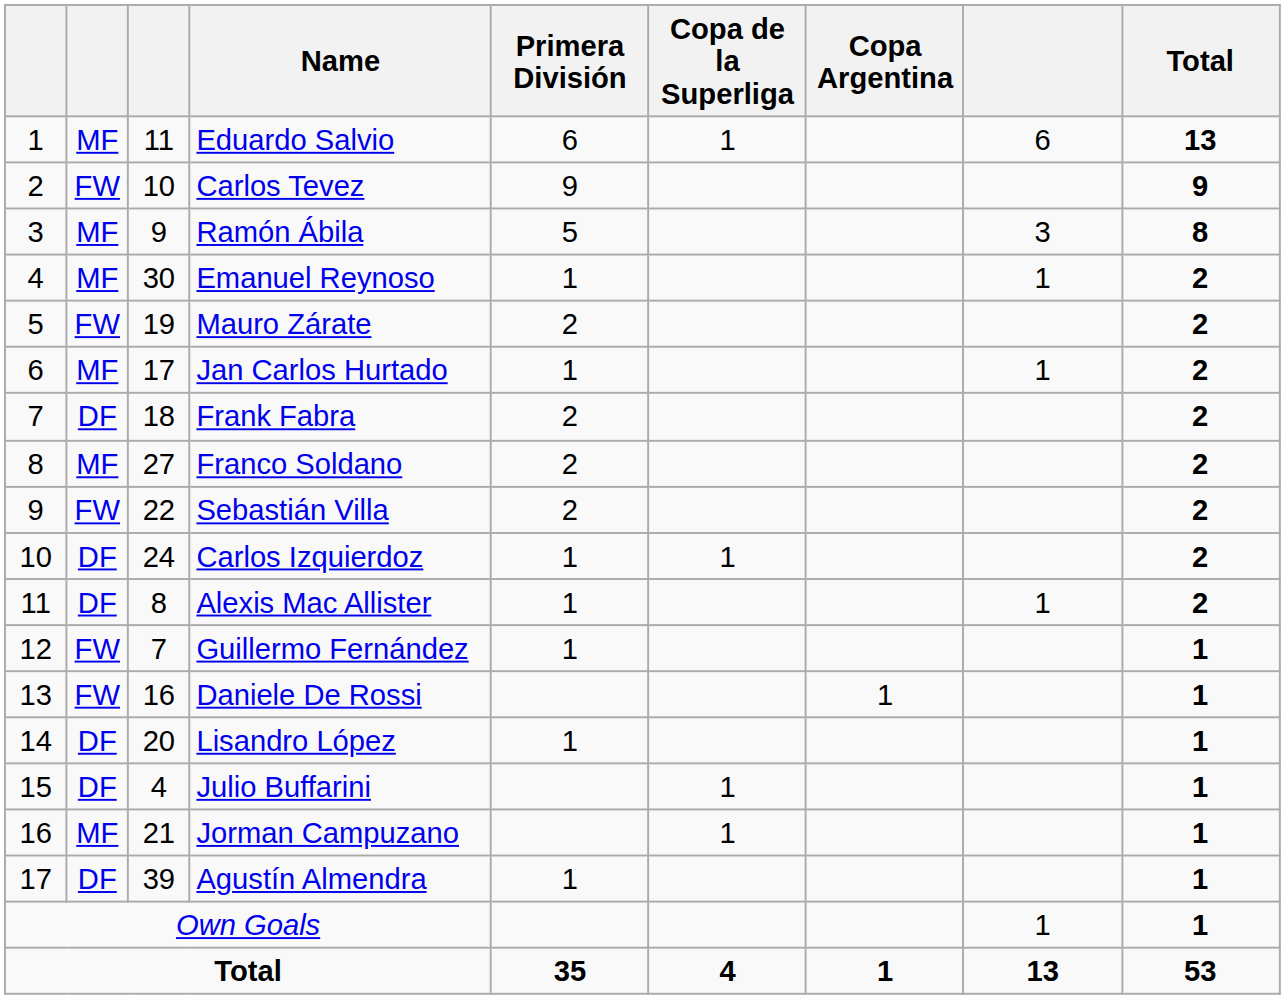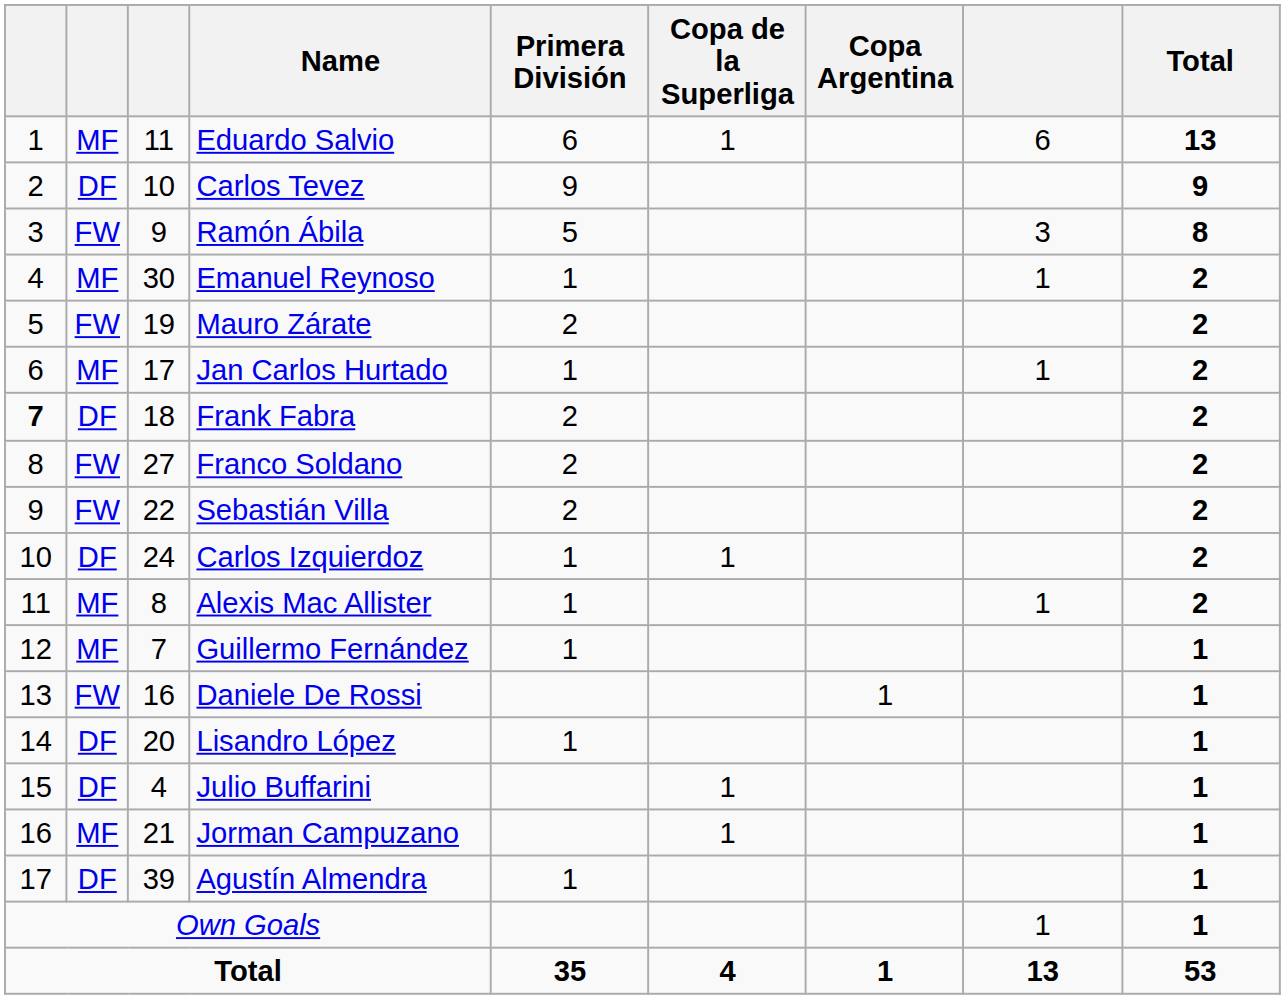(97, 186) FW -> (97, 186) DF
(97, 232) MF -> (97, 232) FW
(36, 417) normal -> (36, 417) bold
(97, 463) MF -> (97, 463) FW
(97, 602) DF -> (97, 602) MF
(97, 648) FW -> (97, 648) MF
